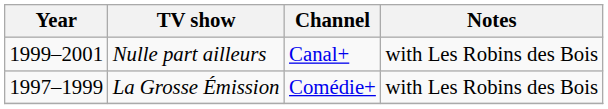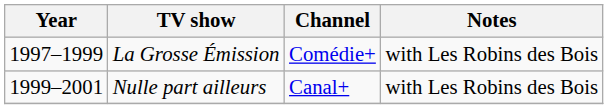rows swapped: (196, 86) <-> (189, 53)
